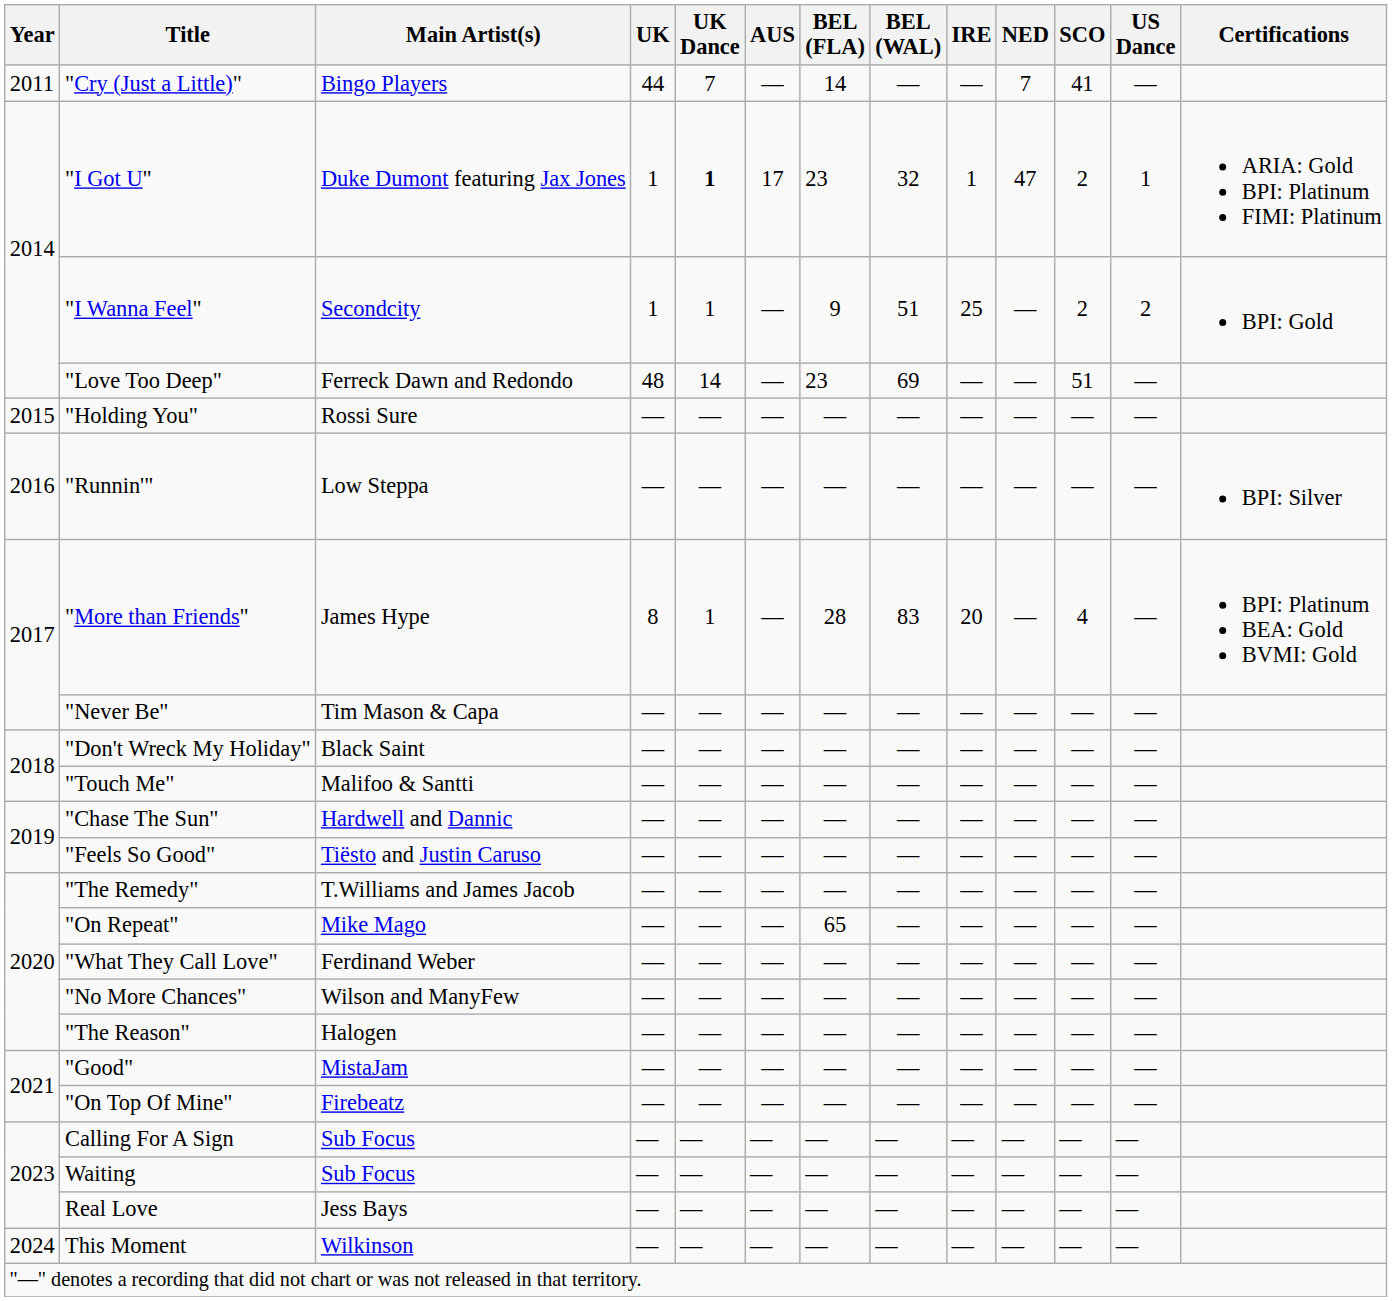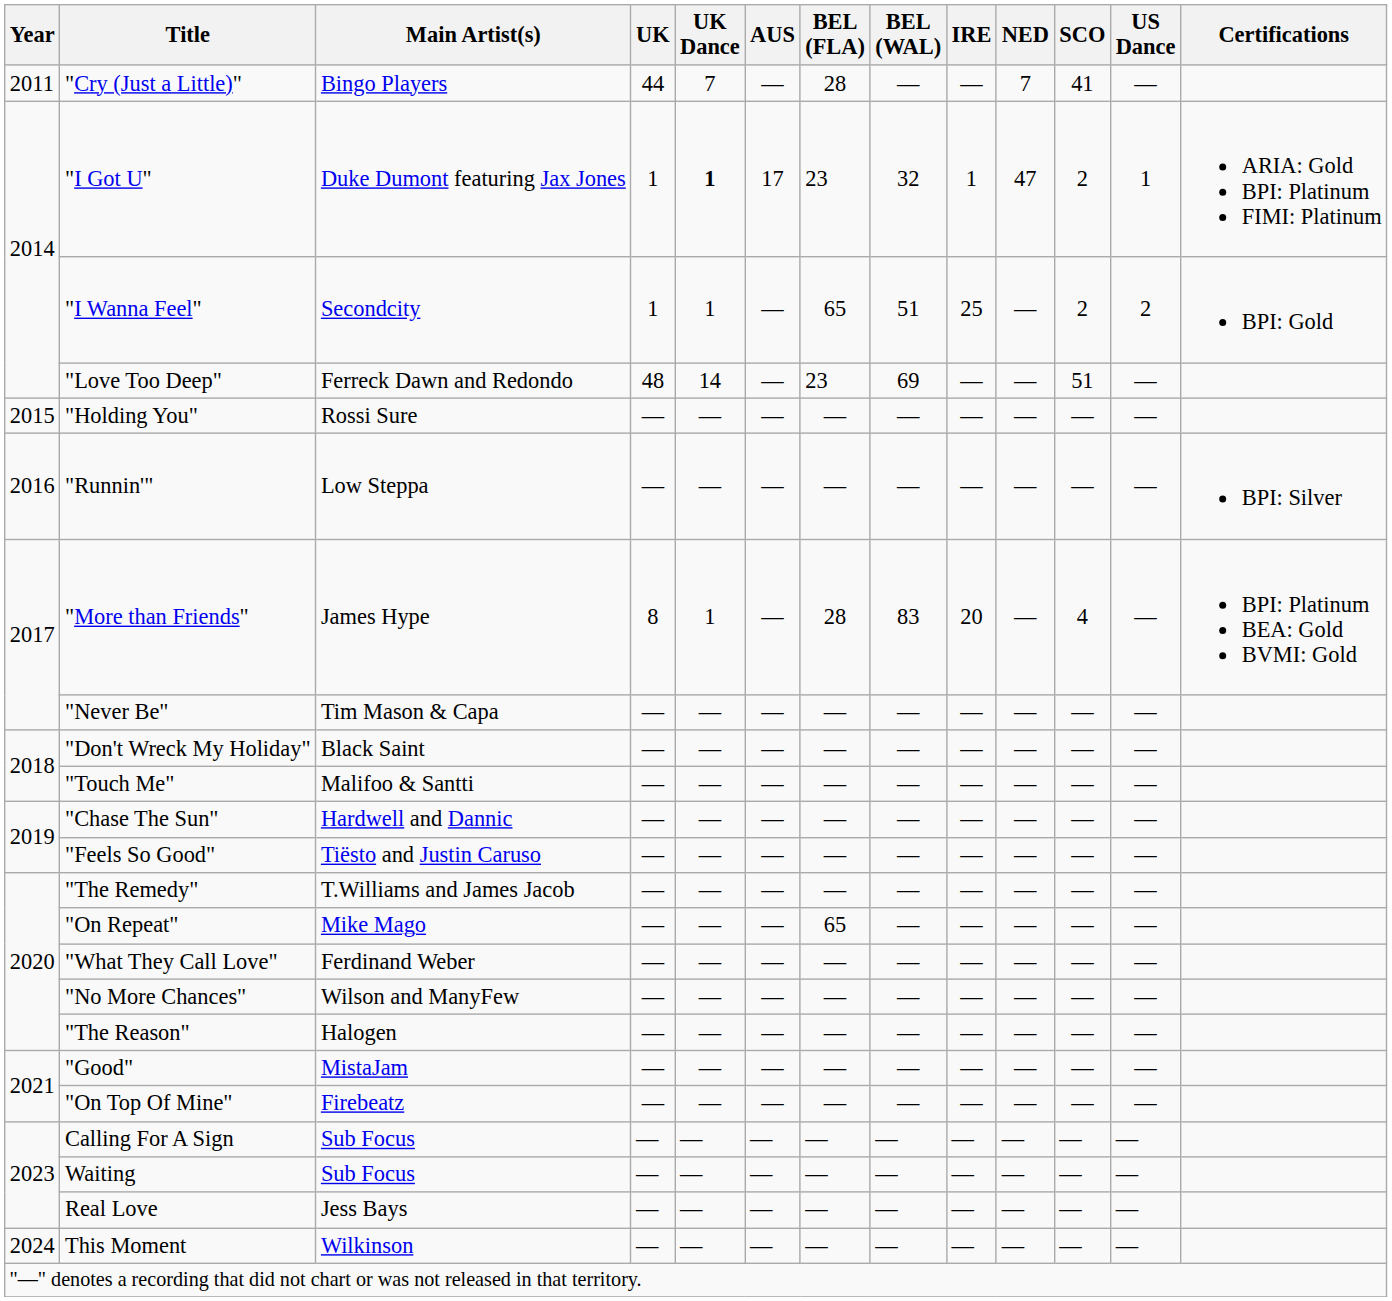(835, 82) 14 -> (835, 82) 28
(835, 309) 9 -> (835, 309) 65
